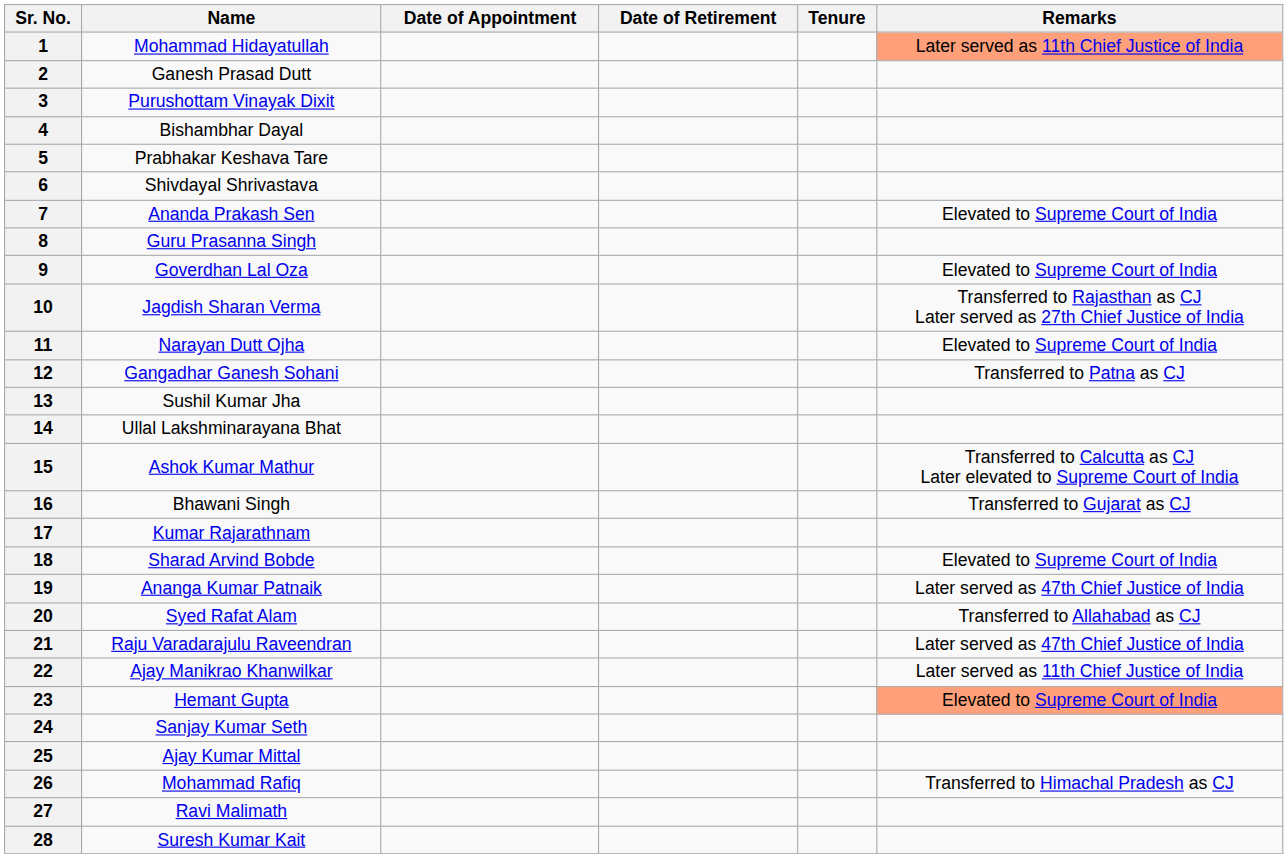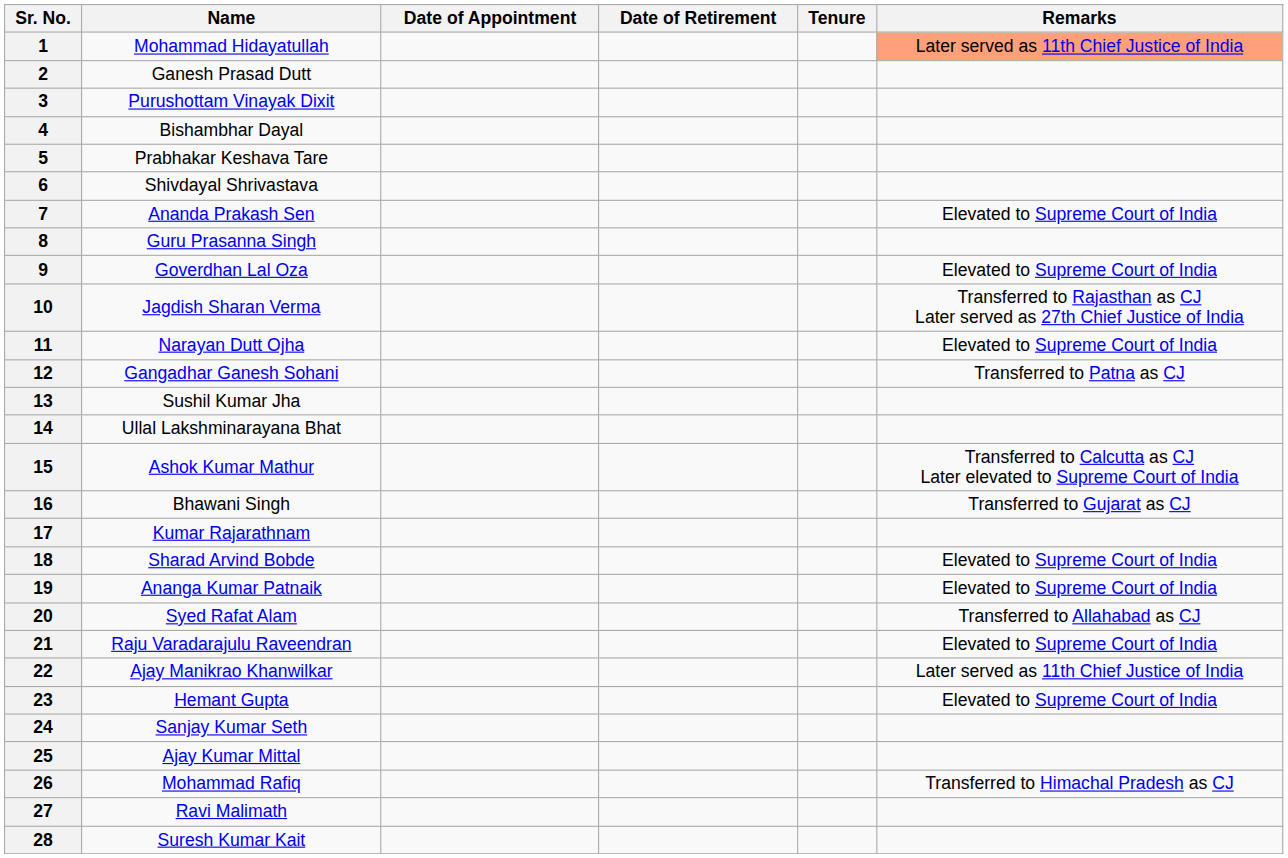(1079, 588) Later served as 47th Chief Justice of India -> (1079, 588) Elevated to Supreme Court of India
(1079, 644) Later served as 47th Chief Justice of India -> (1079, 644) Elevated to Supreme Court of India
(1079, 700) lightsalmon background -> (1079, 700) no background
